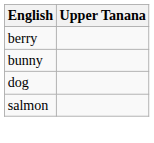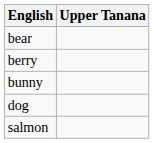+ row: (20, 37)
